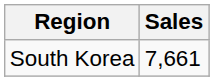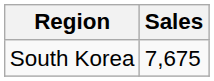(173, 57) 7,661 -> (173, 57) 7,675
